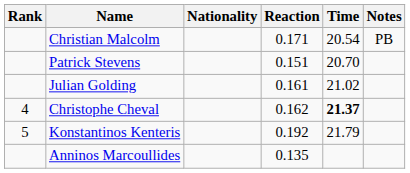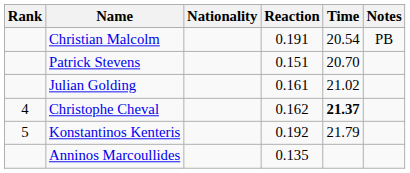(292, 39) 0.171 -> (292, 39) 0.191
